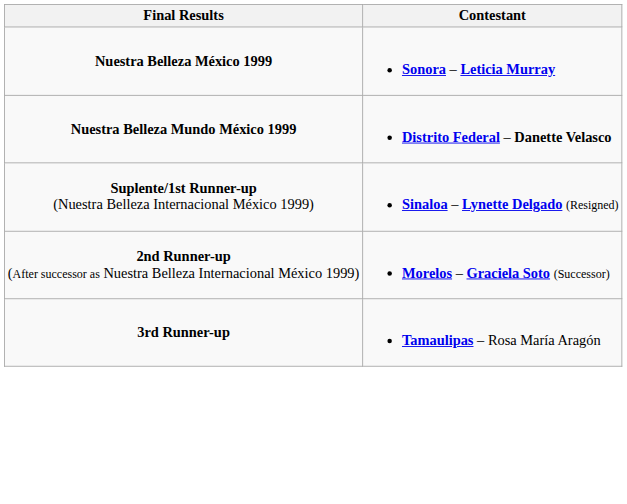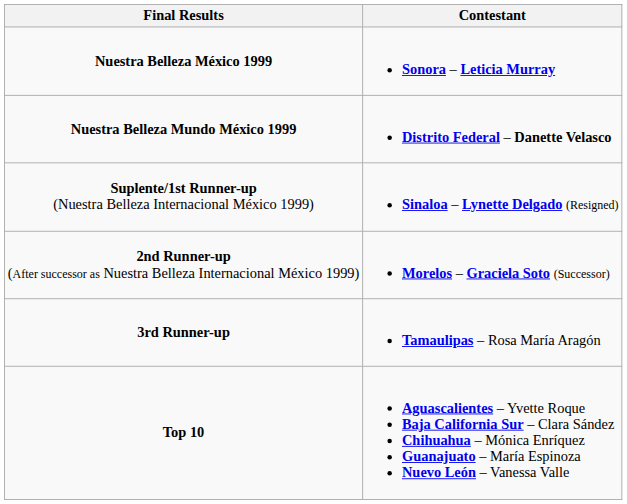+ row: (184, 432)
